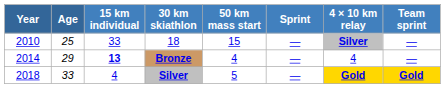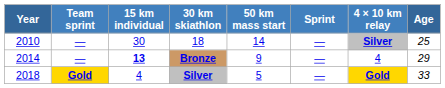columns swapped: (68, 19) <-> (411, 19)
(114, 42) 33 -> (139, 42) 30
(234, 42) 15 -> (259, 42) 14
(234, 59) 4 -> (259, 59) 9
